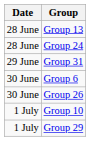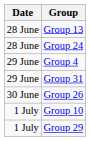+ row: (61, 62)
- row: (61, 78)
